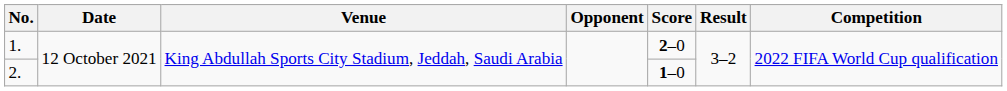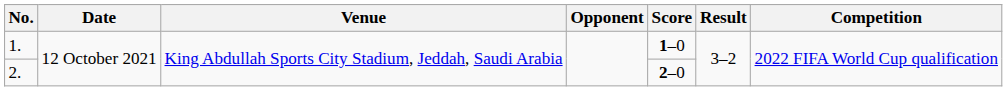(672, 45) 2–0 -> (672, 45) 1–0
(672, 72) 1–0 -> (672, 72) 2–0
